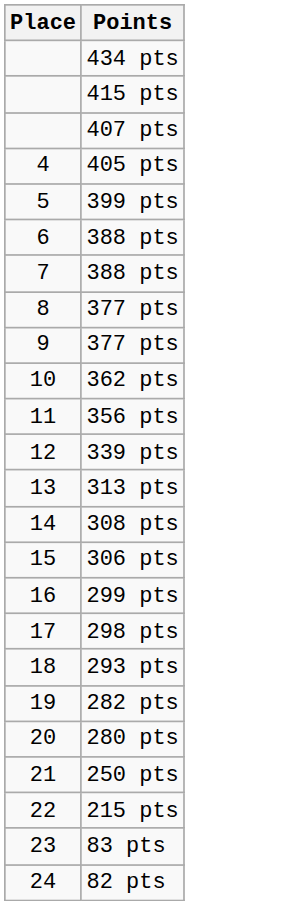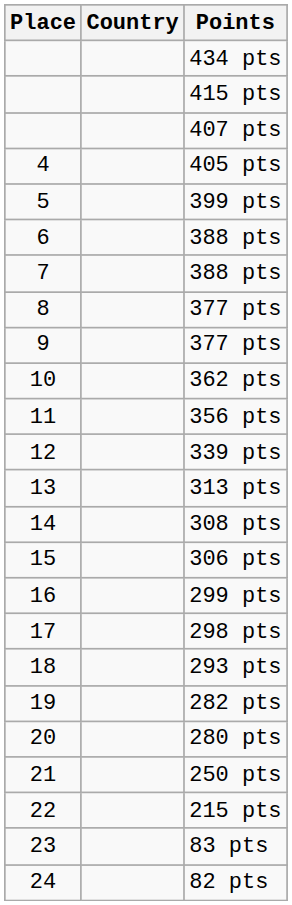+ column: (133, 23)
